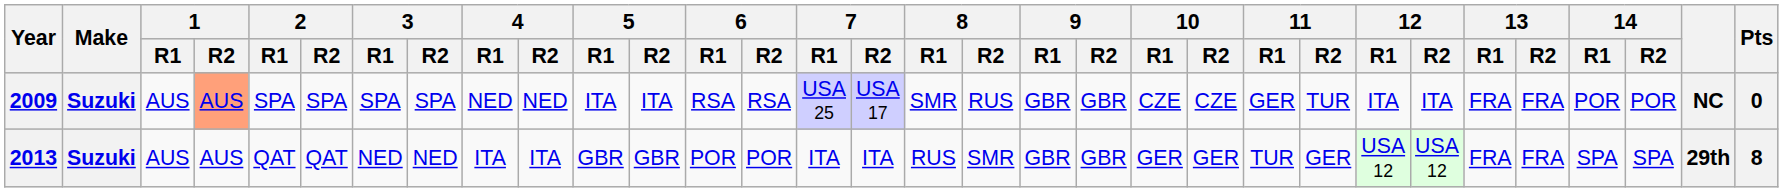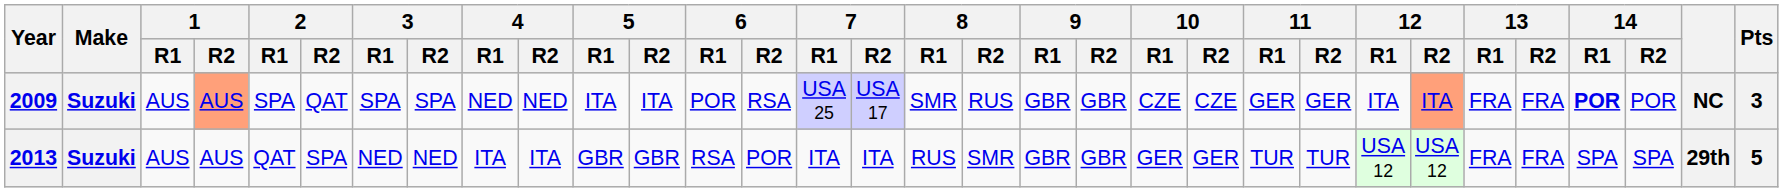(327, 101) SPA -> (327, 101) QAT
(713, 101) RSA -> (713, 101) POR
(1328, 101) TUR -> (1328, 101) GER
(1437, 101) no background -> (1437, 101) lightsalmon background
(1597, 101) normal -> (1597, 101) bold
(1757, 101) 0 -> (1757, 101) 3
(327, 158) QAT -> (327, 158) SPA
(713, 158) POR -> (713, 158) RSA
(1328, 158) GER -> (1328, 158) TUR
(1757, 158) 8 -> (1757, 158) 5
